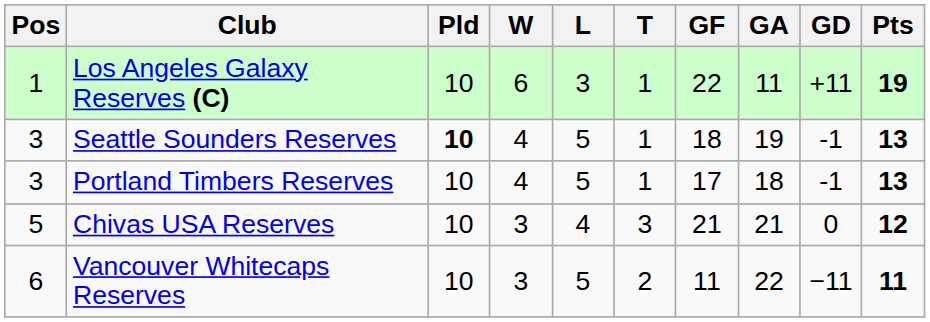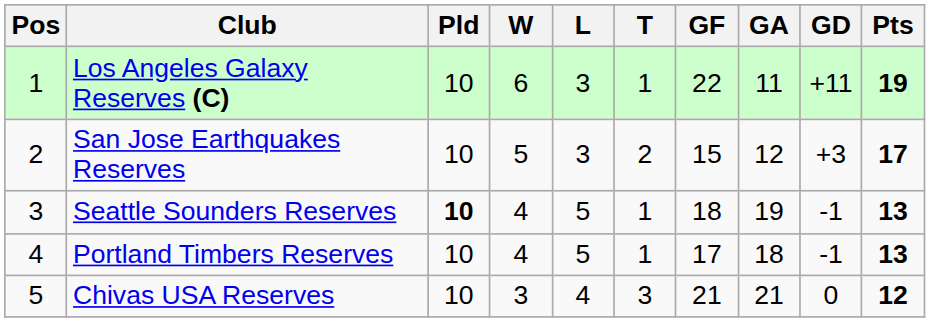+ row: (207, 154)
(36, 181) 3 -> (36, 253) 4
- row: (201, 280)
